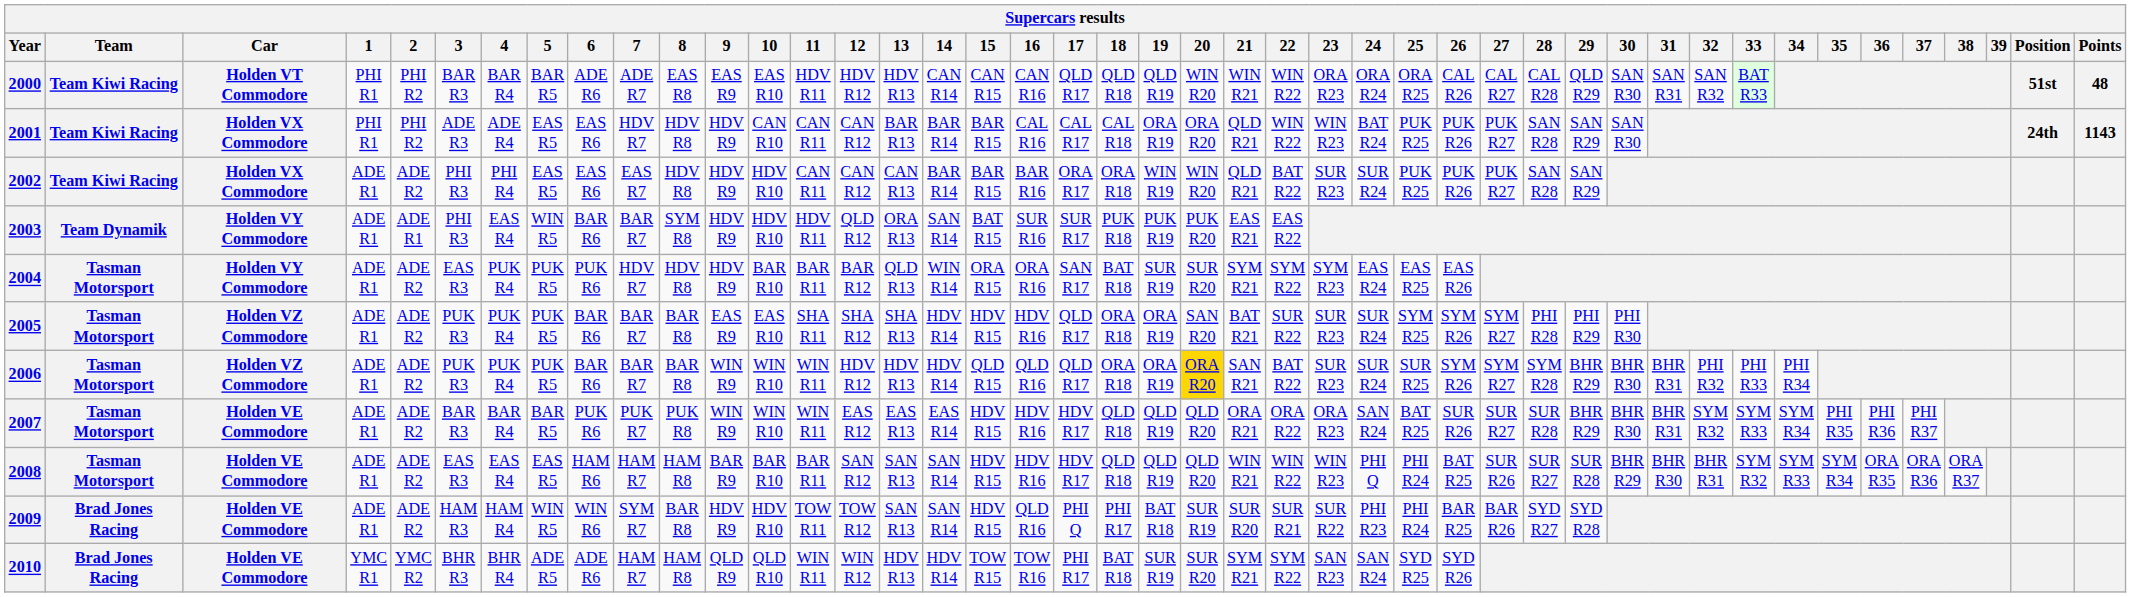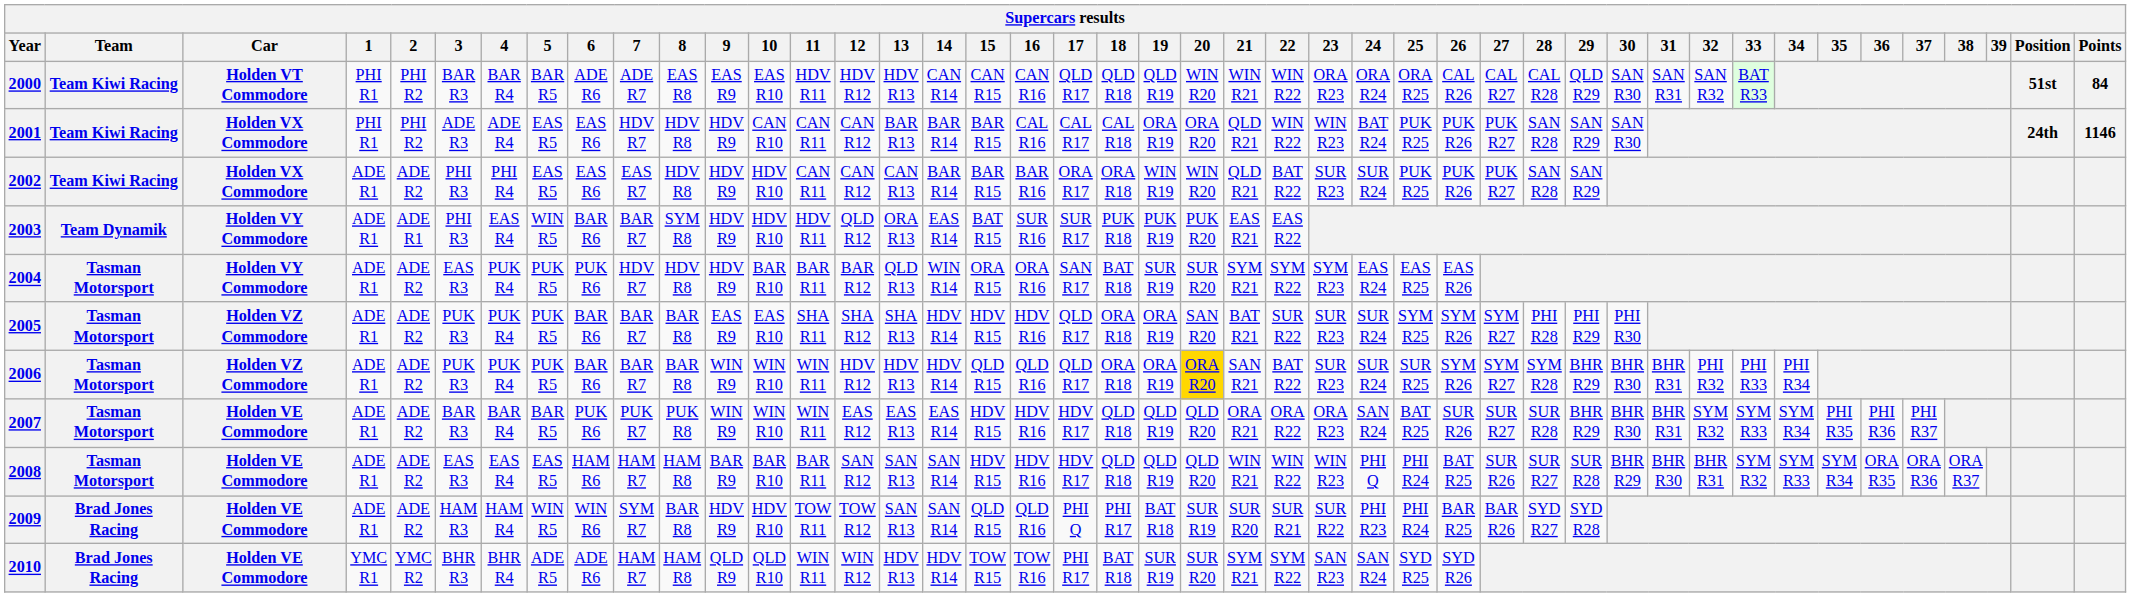(2100, 84) 48 -> (2100, 84) 84
(2100, 133) 1143 -> (2100, 133) 1146
(944, 229) SAN R14 -> (944, 229) EAS R14
(988, 519) HDV R15 -> (988, 519) QLD R15
